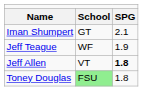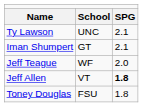+ row: (30, 32)
(122, 47) 1.9 -> (122, 63) 2.0
(88, 78) lightgreen background -> (88, 94) no background
